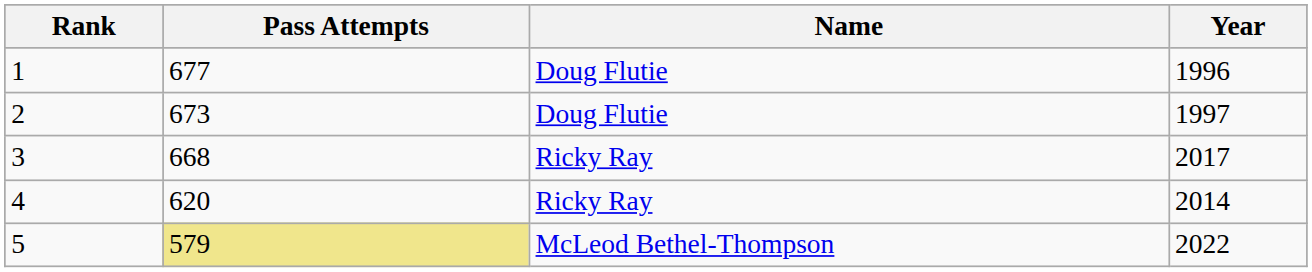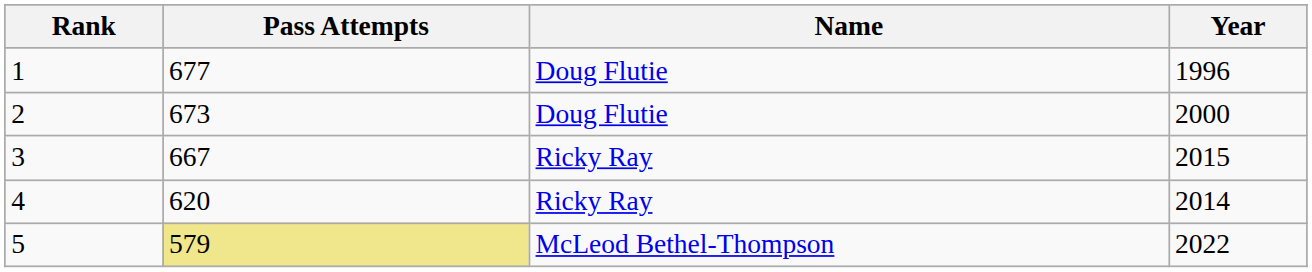(1202, 113) 1997 -> (1202, 113) 2000
(190, 157) 668 -> (190, 157) 667
(1202, 157) 2017 -> (1202, 157) 2015
